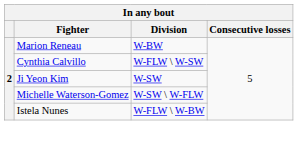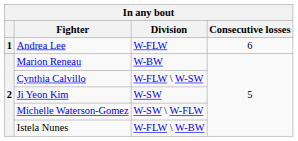+ row: (41, 45)
